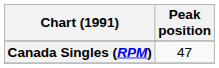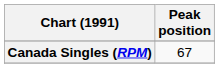(185, 52) 47 -> (185, 52) 67
